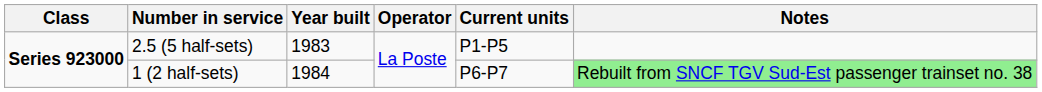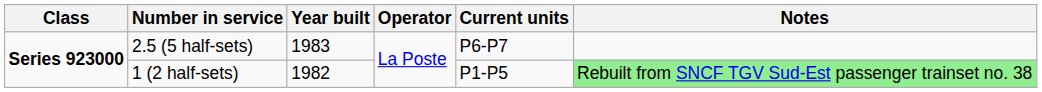(484, 45) P1-P5 -> (484, 45) P6-P7
(311, 73) 1984 -> (311, 73) 1982
(484, 73) P6-P7 -> (484, 73) P1-P5
